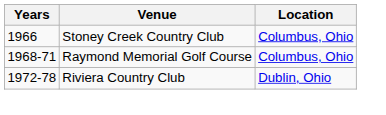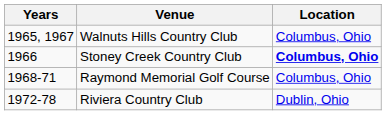+ row: (159, 36)
(306, 36) normal -> (327, 57) bold
